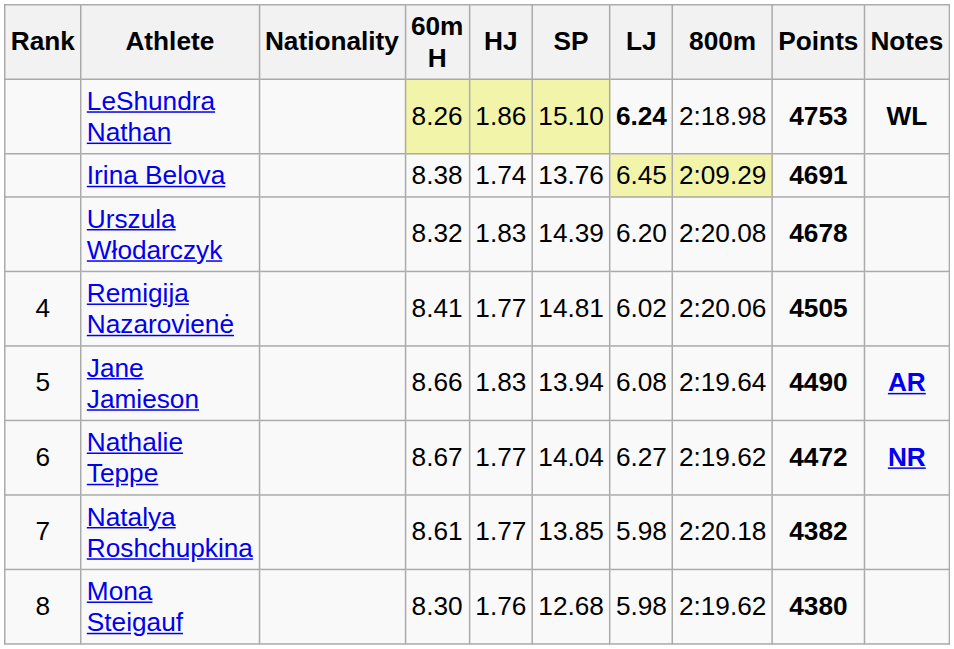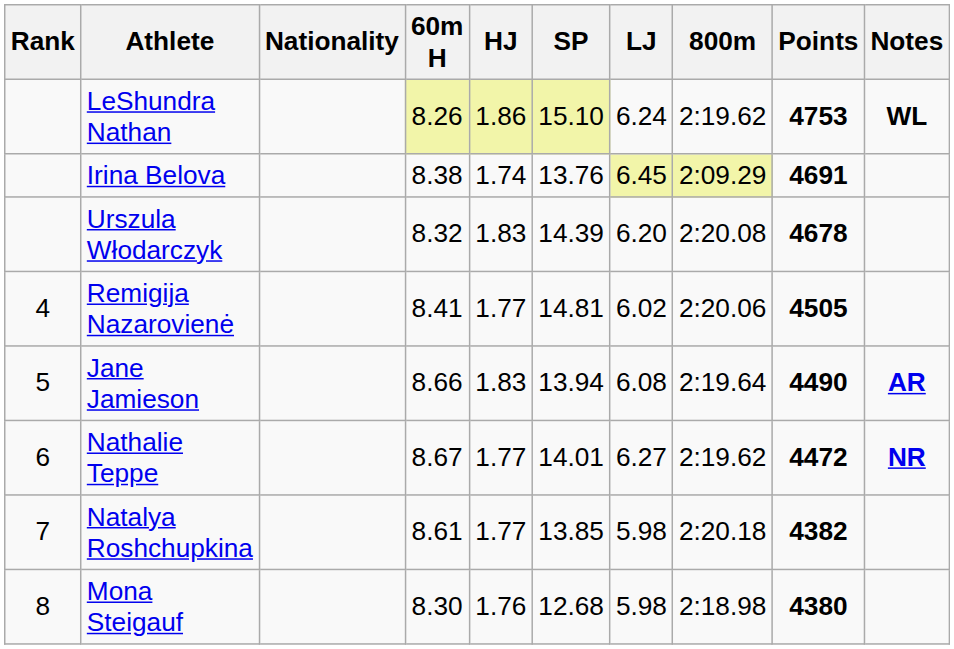(641, 115) bold -> (641, 115) normal
(723, 115) 2:18.98 -> (723, 115) 2:19.62
(571, 457) 14.04 -> (571, 457) 14.01
(723, 606) 2:19.62 -> (723, 606) 2:18.98
